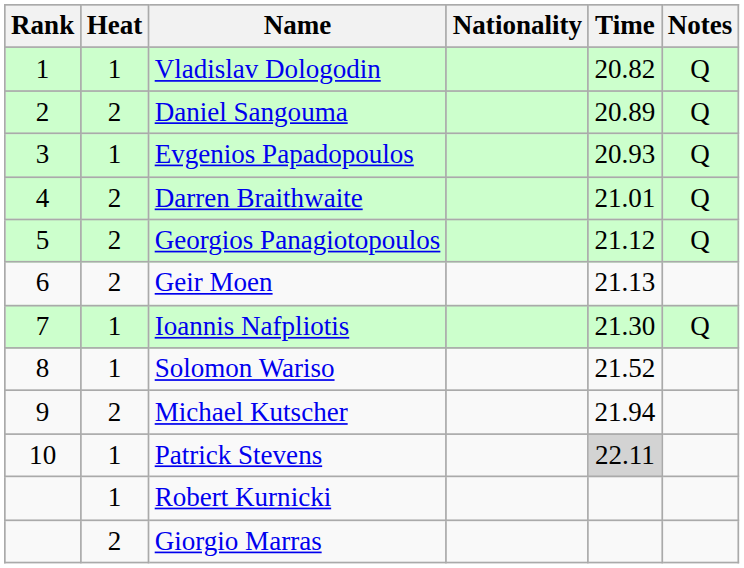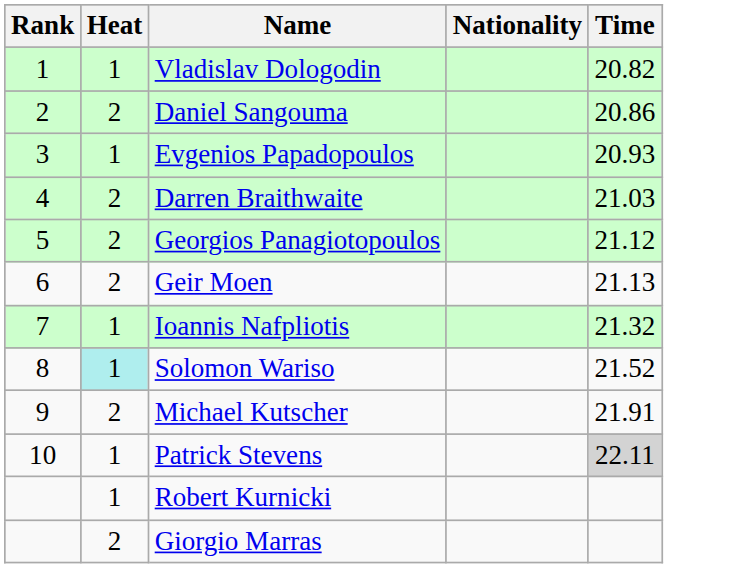- column: (700, 25)
(625, 111) 20.89 -> (625, 111) 20.86
(625, 197) 21.01 -> (625, 197) 21.03
(625, 326) 21.30 -> (625, 326) 21.32
(114, 369) no background -> (114, 369) paleturquoise background
(625, 411) 21.94 -> (625, 411) 21.91
